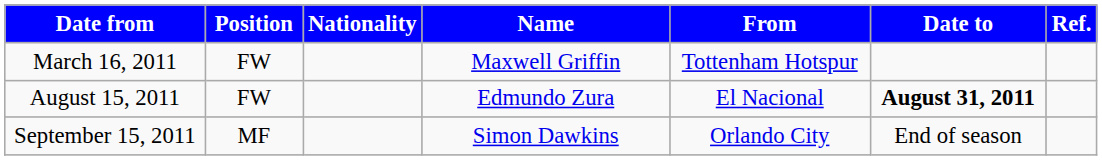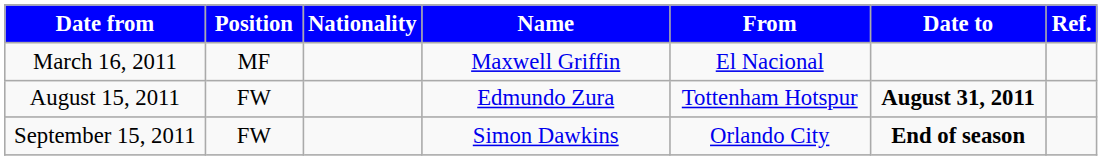(254, 61) FW -> (254, 61) MF
(770, 61) Tottenham Hotspur -> (770, 61) El Nacional
(770, 98) El Nacional -> (770, 98) Tottenham Hotspur
(254, 136) MF -> (254, 136) FW
(958, 136) normal -> (958, 136) bold
